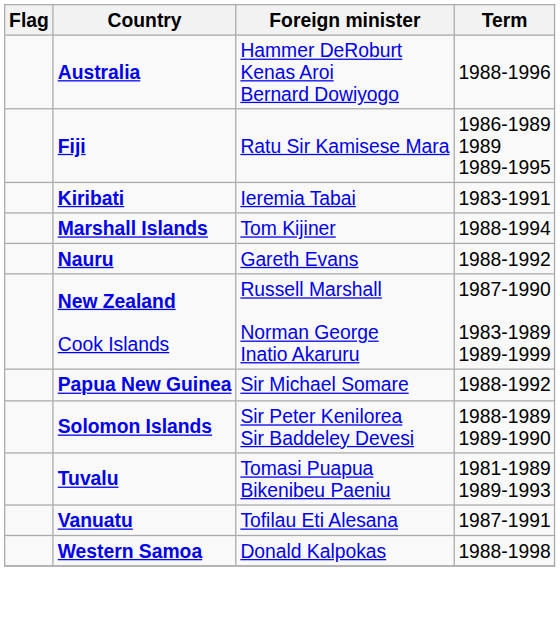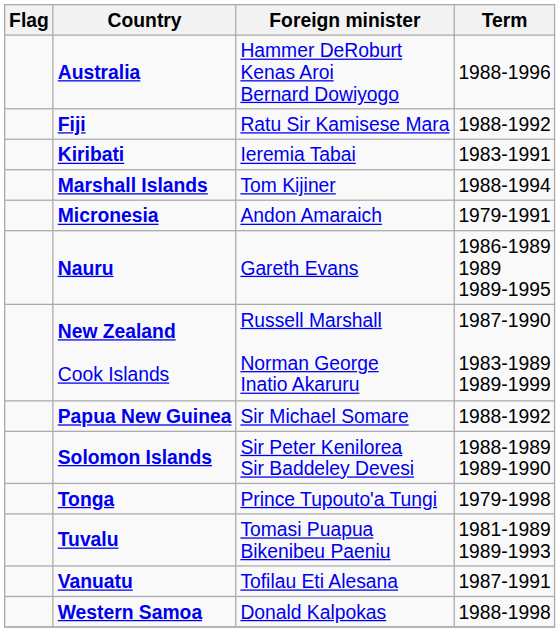(505, 146) 1986-1989 1989 1989-1995 -> (505, 124) 1988-1992
+ row: (108, 216)
(505, 259) 1988-1992 -> (505, 268) 1986-1989 1989 1989-1995
+ row: (86, 498)
